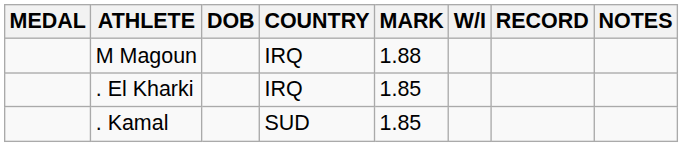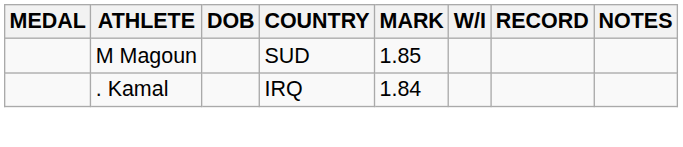(284, 55) IRQ -> (287, 55) SUD
(400, 55) 1.88 -> (400, 55) 1.85
- row: (145, 89)
(287, 123) SUD -> (284, 89) IRQ
(400, 123) 1.85 -> (400, 89) 1.84
